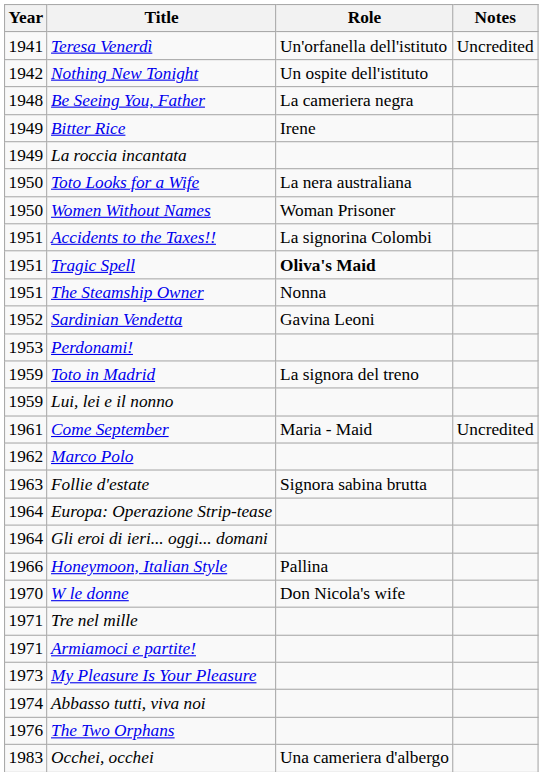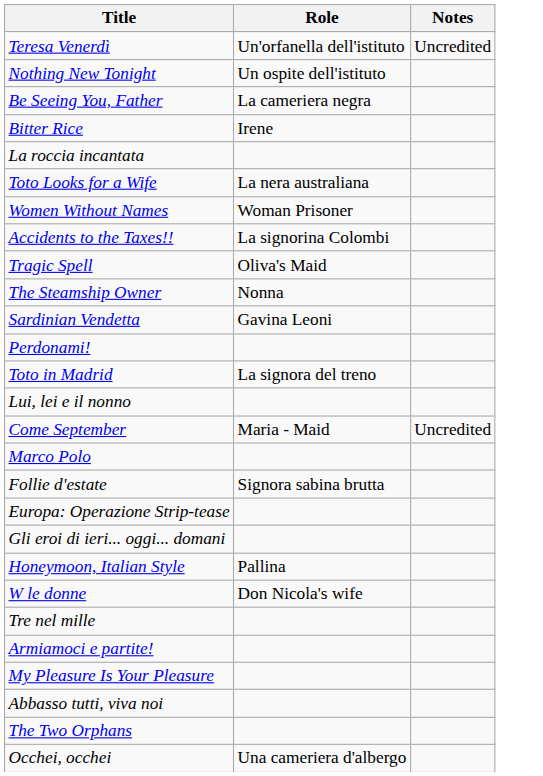- column: (26, 18)
(328, 264) bold -> (282, 264) normal
